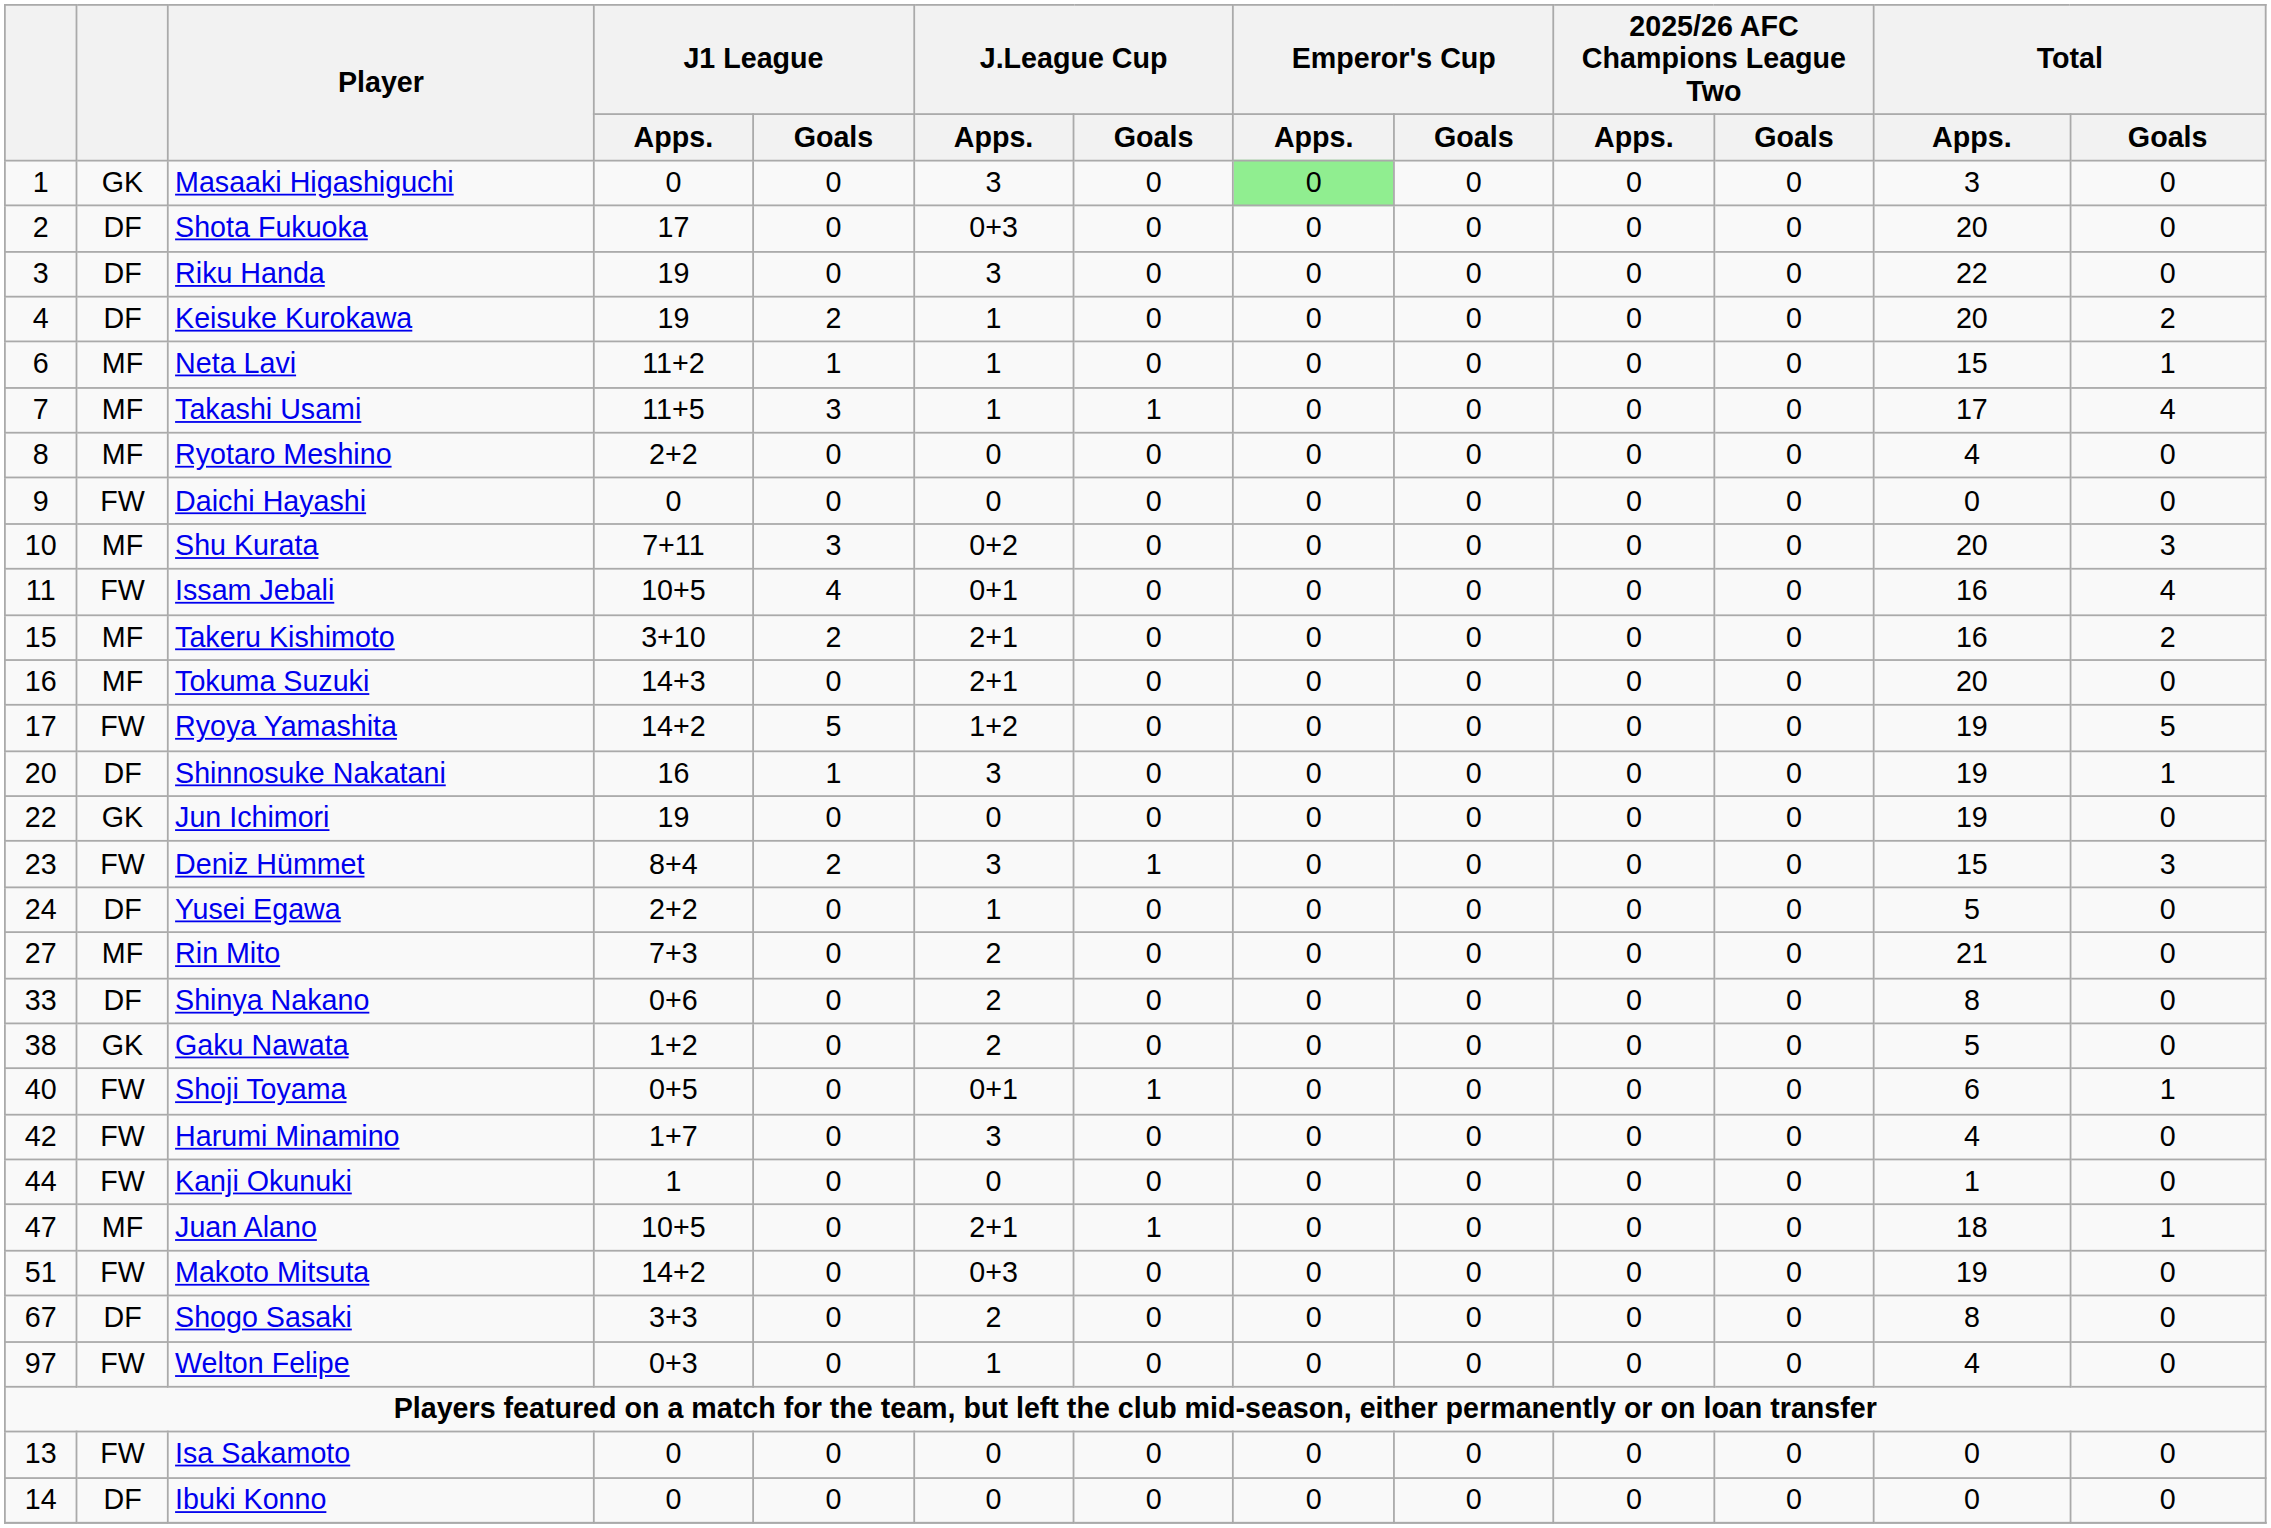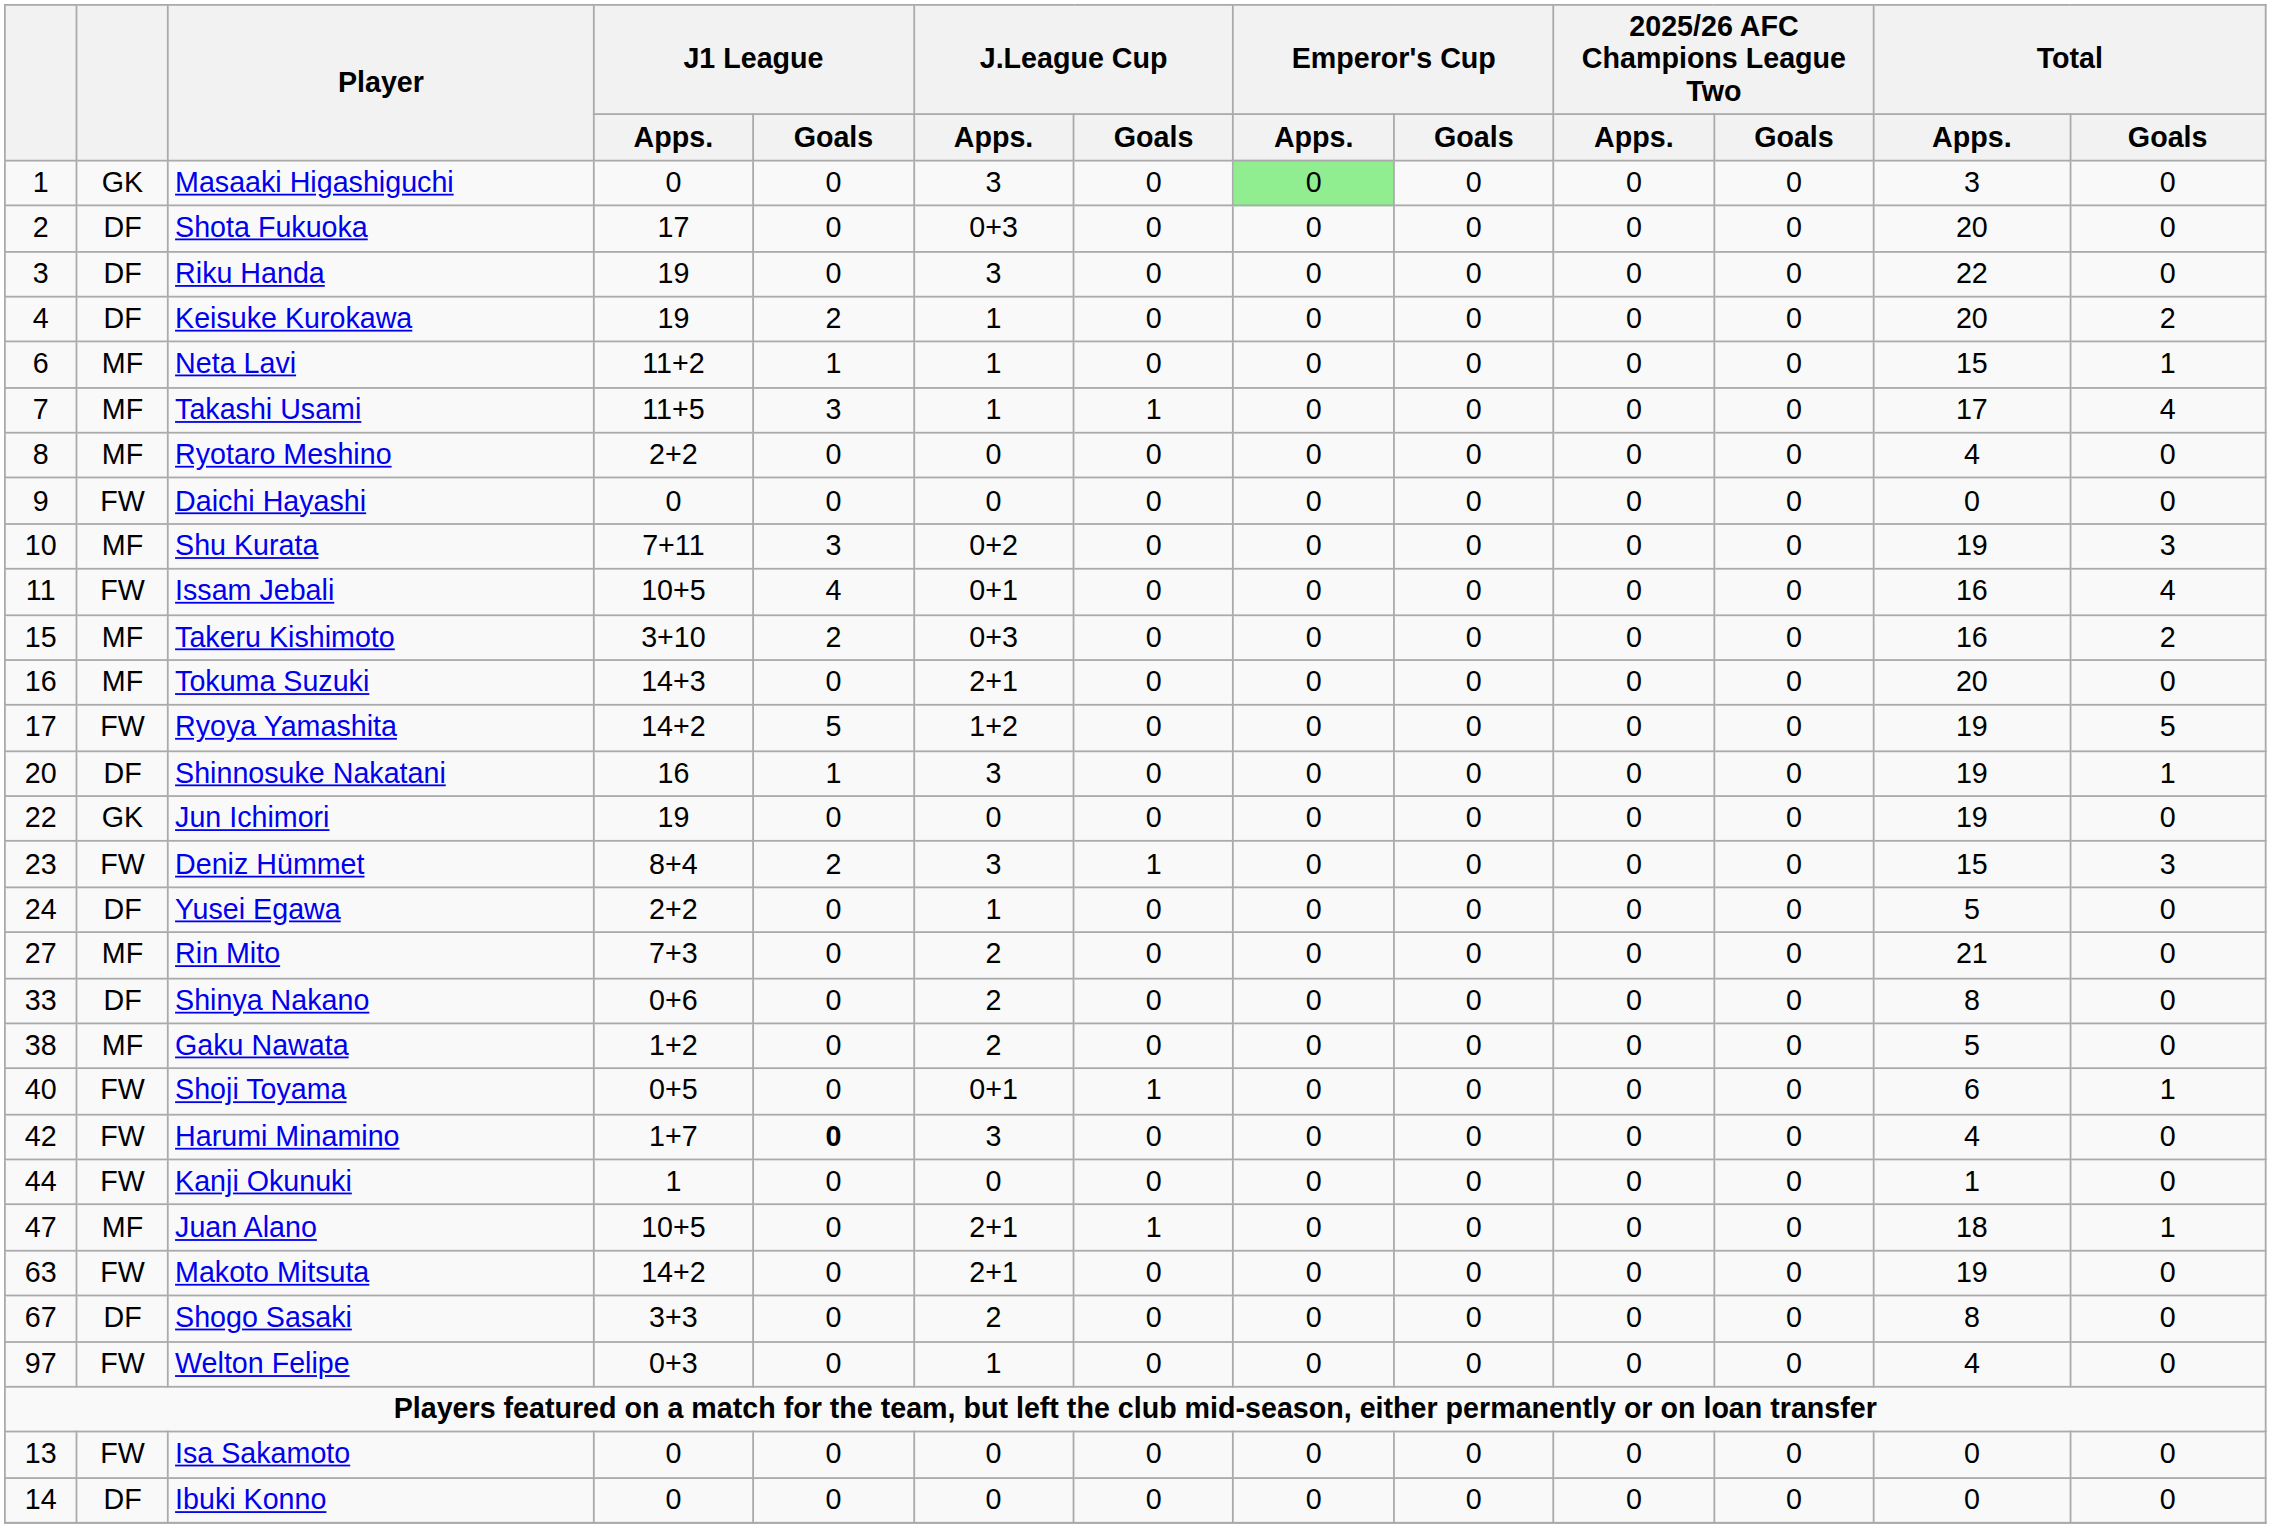(1972, 545) 20 -> (1972, 545) 19
(994, 636) 2+1 -> (994, 636) 0+3
(123, 1045) GK -> (123, 1045) MF
(833, 1136) normal -> (833, 1136) bold
(41, 1272) 51 -> (41, 1272) 63
(994, 1272) 0+3 -> (994, 1272) 2+1
